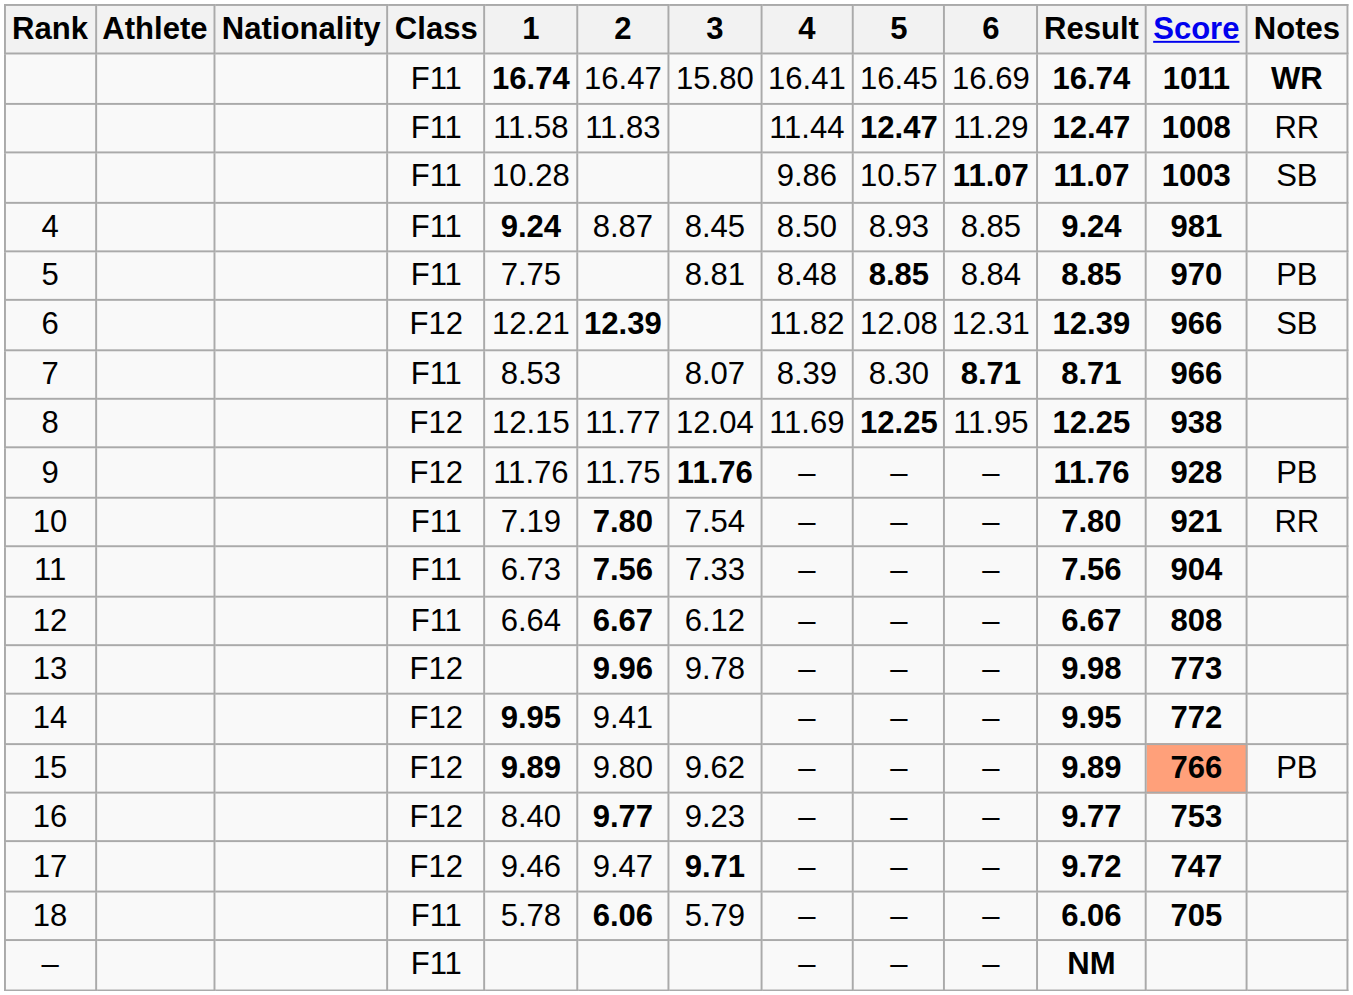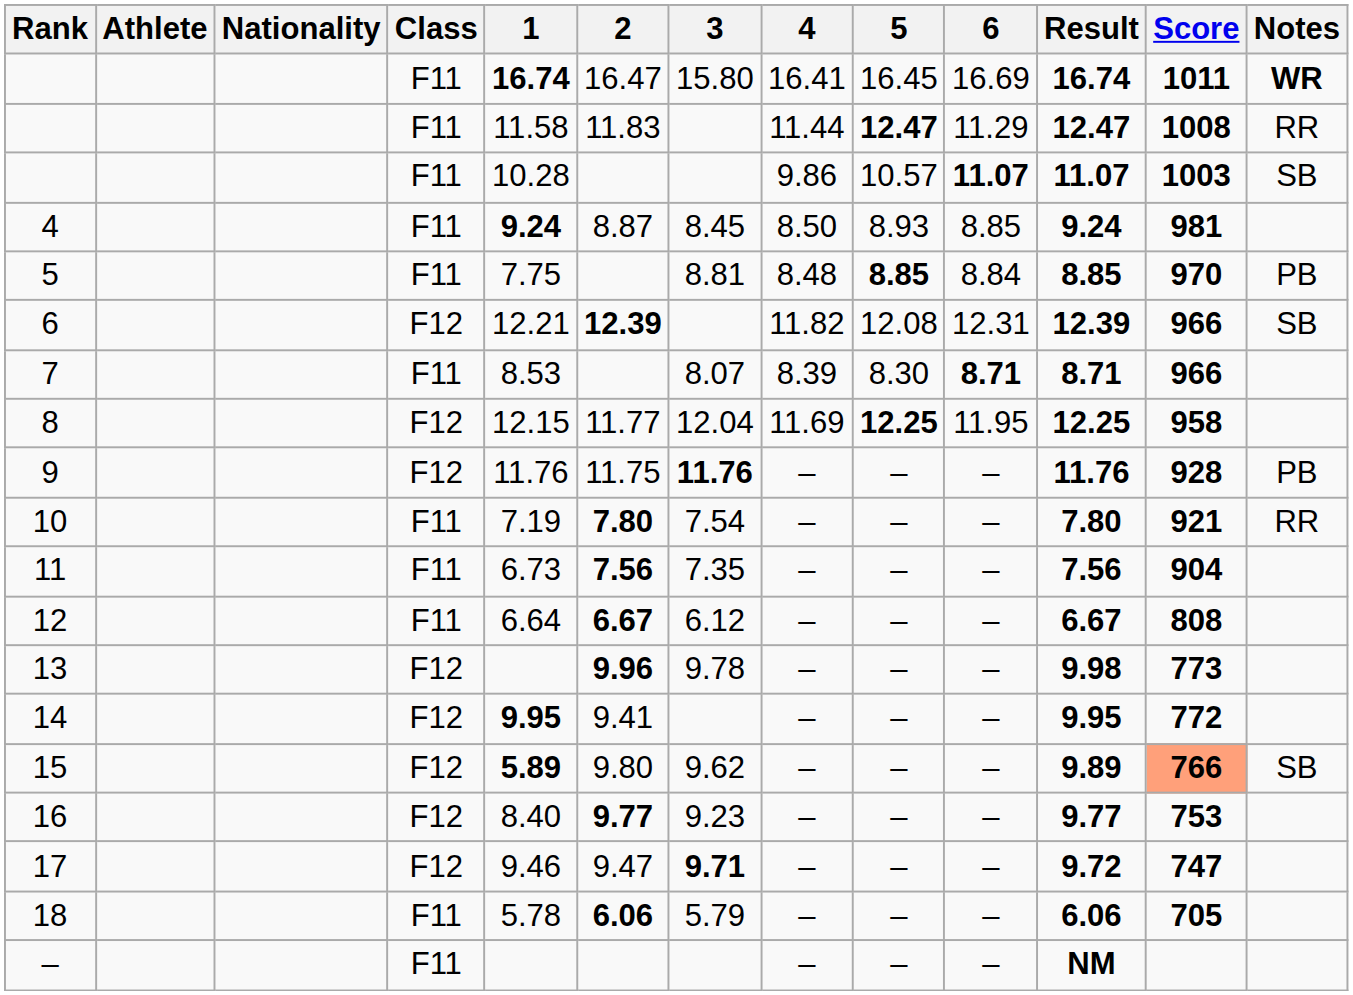(1196, 422) 938 -> (1196, 422) 958
(715, 570) 7.33 -> (715, 570) 7.35
(531, 767) 9.89 -> (531, 767) 5.89
(1297, 767) PB -> (1297, 767) SB
